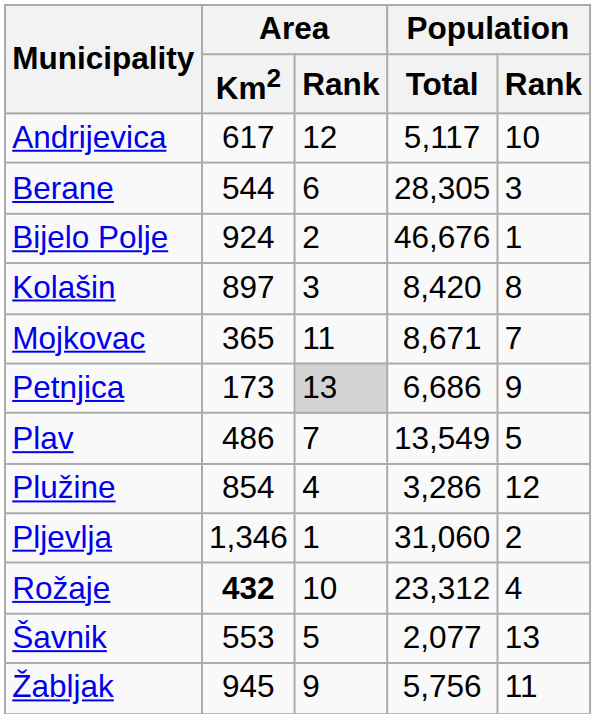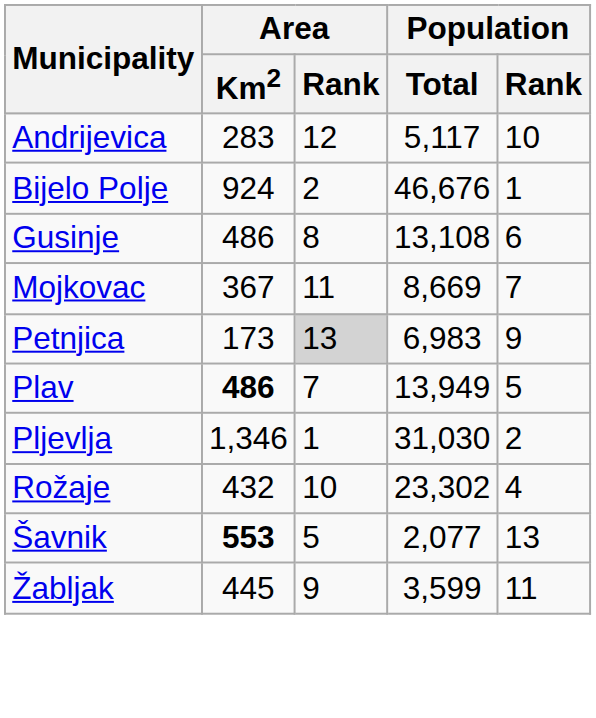(248, 137) 617 -> (248, 137) 283
- row: (63, 187)
+ row: (66, 237)
- row: (64, 287)
(248, 337) 365 -> (248, 287) 367
(442, 337) 8,671 -> (442, 287) 8,669
(442, 387) 6,686 -> (442, 337) 6,983
(248, 437) normal -> (248, 387) bold
(442, 437) 13,549 -> (442, 387) 13,949
- row: (64, 487)
(442, 537) 31,060 -> (442, 437) 31,030
(248, 587) bold -> (248, 487) normal
(442, 587) 23,312 -> (442, 487) 23,302
(248, 637) normal -> (248, 537) bold
(248, 687) 945 -> (248, 587) 445
(442, 687) 5,756 -> (442, 587) 3,599
